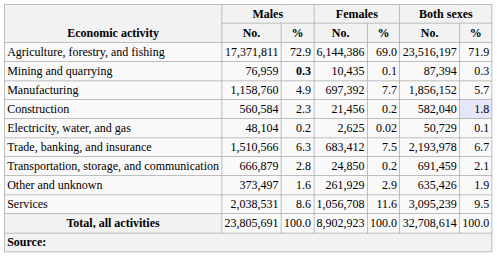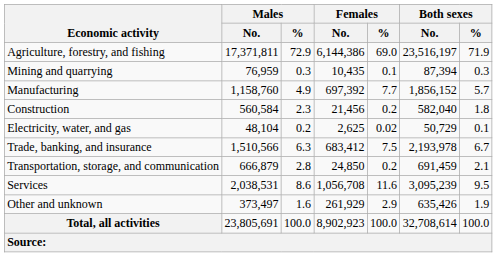(304, 71) bold -> (304, 71) normal
(482, 109) lavender background -> (482, 109) no background
rows swapped: (27, 204) <-> (55, 185)
